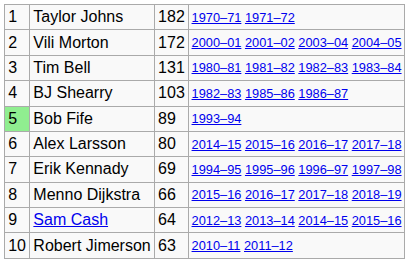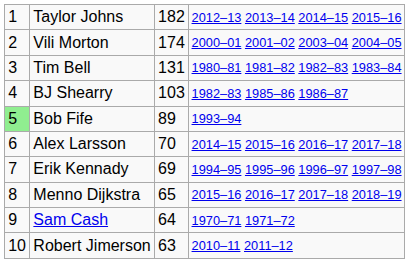(243, 17) 1970–71 1971–72 -> (297, 17) 2012–13 2013–14 2014–15 2015–16
(171, 42) 172 -> (171, 42) 174
(167, 144) 80 -> (167, 144) 70
(167, 194) 66 -> (167, 194) 65
(297, 220) 2012–13 2013–14 2014–15 2015–16 -> (243, 220) 1970–71 1971–72
